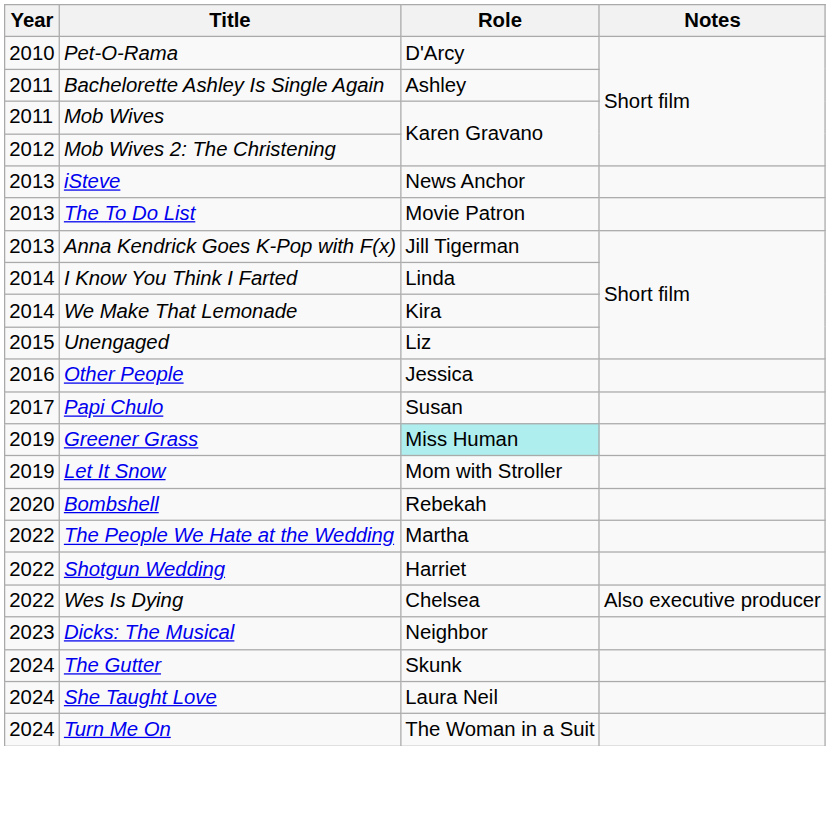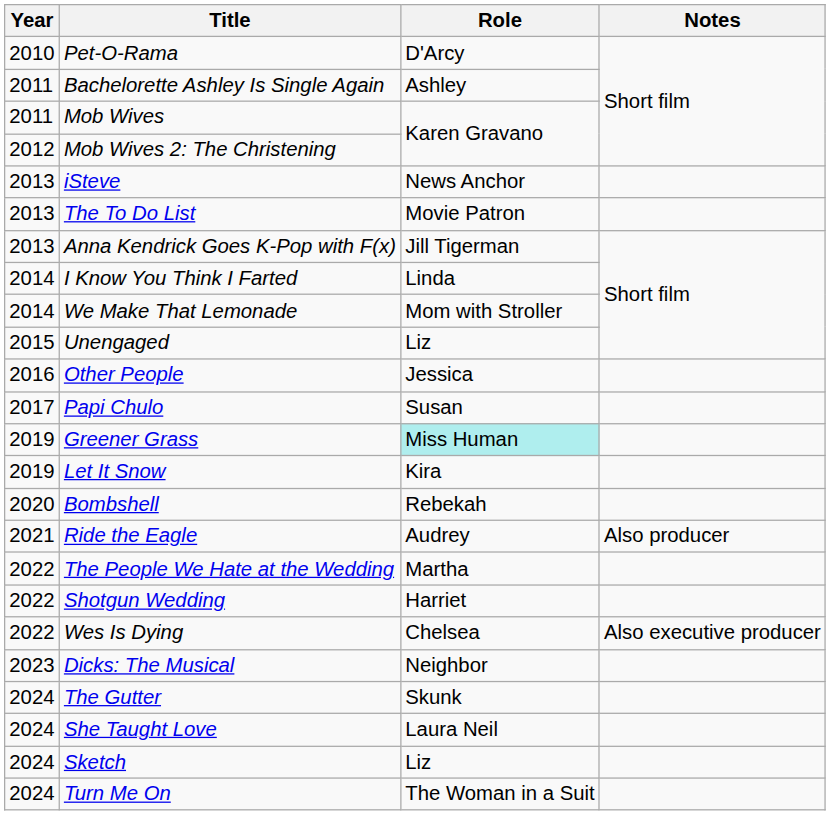(423, 310) Kira -> (484, 310) Mom with Stroller
(484, 471) Mom with Stroller -> (423, 471) Kira
+ row: (131, 536)
+ row: (95, 761)
